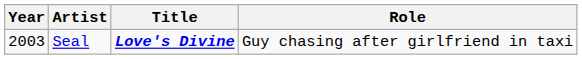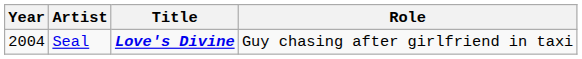(27, 42) 2003 -> (27, 42) 2004
